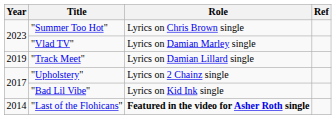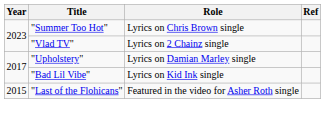(191, 43) Lyrics on Damian Marley single -> (178, 43) Lyrics on 2 Chainz single
- row: (58, 59)
(178, 75) Lyrics on 2 Chainz single -> (191, 59) Lyrics on Damian Marley single
(17, 106) 2014 -> (17, 91) 2015
(218, 106) bold -> (213, 91) normal
